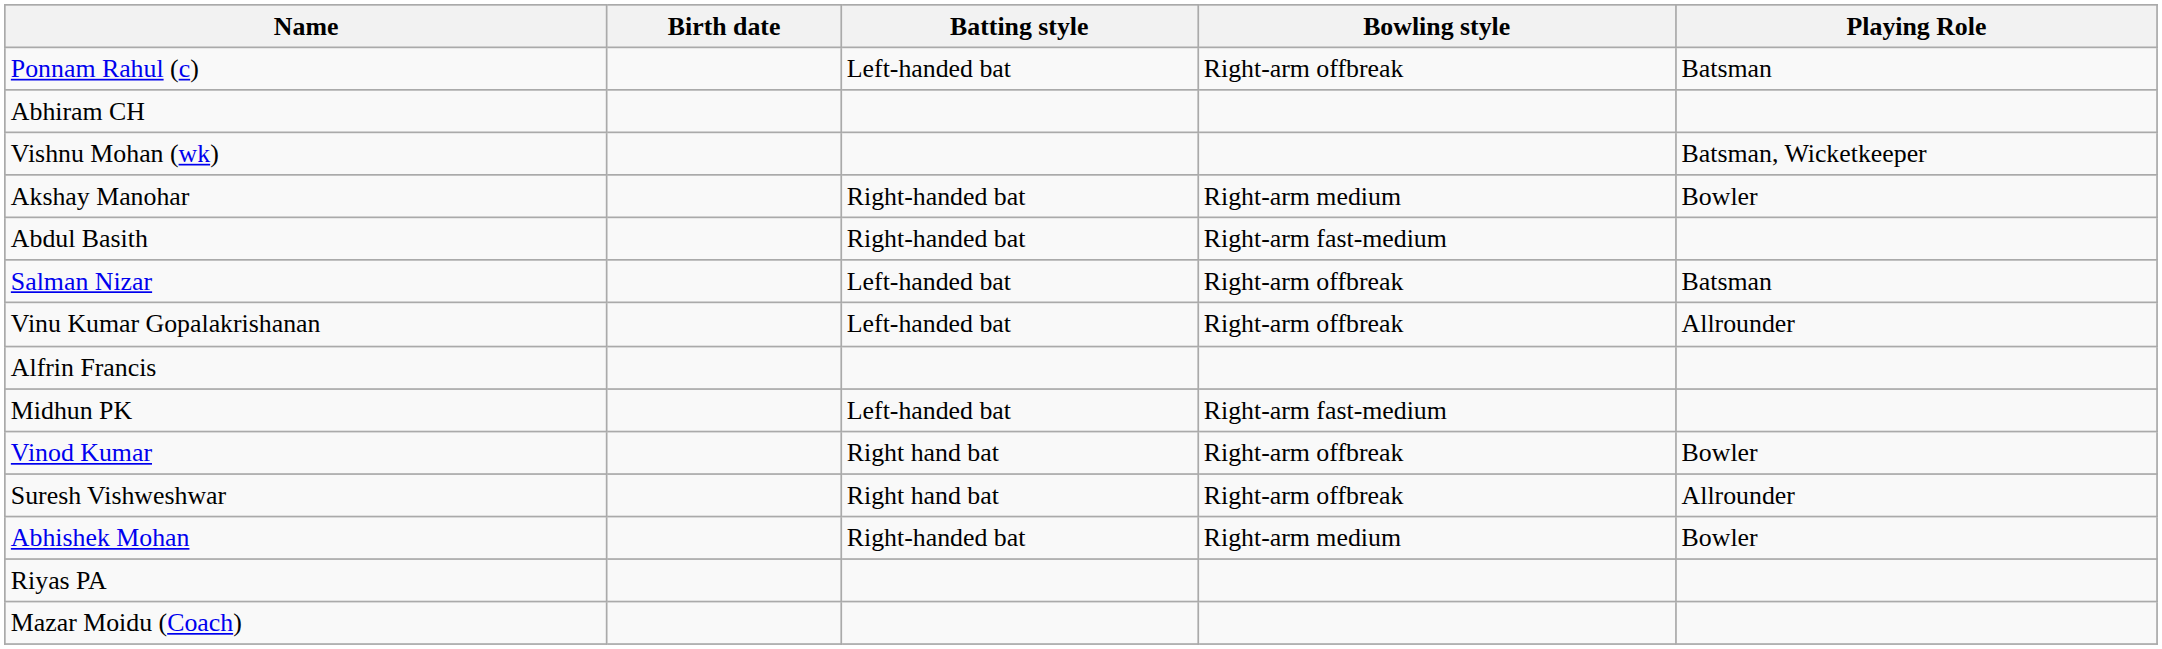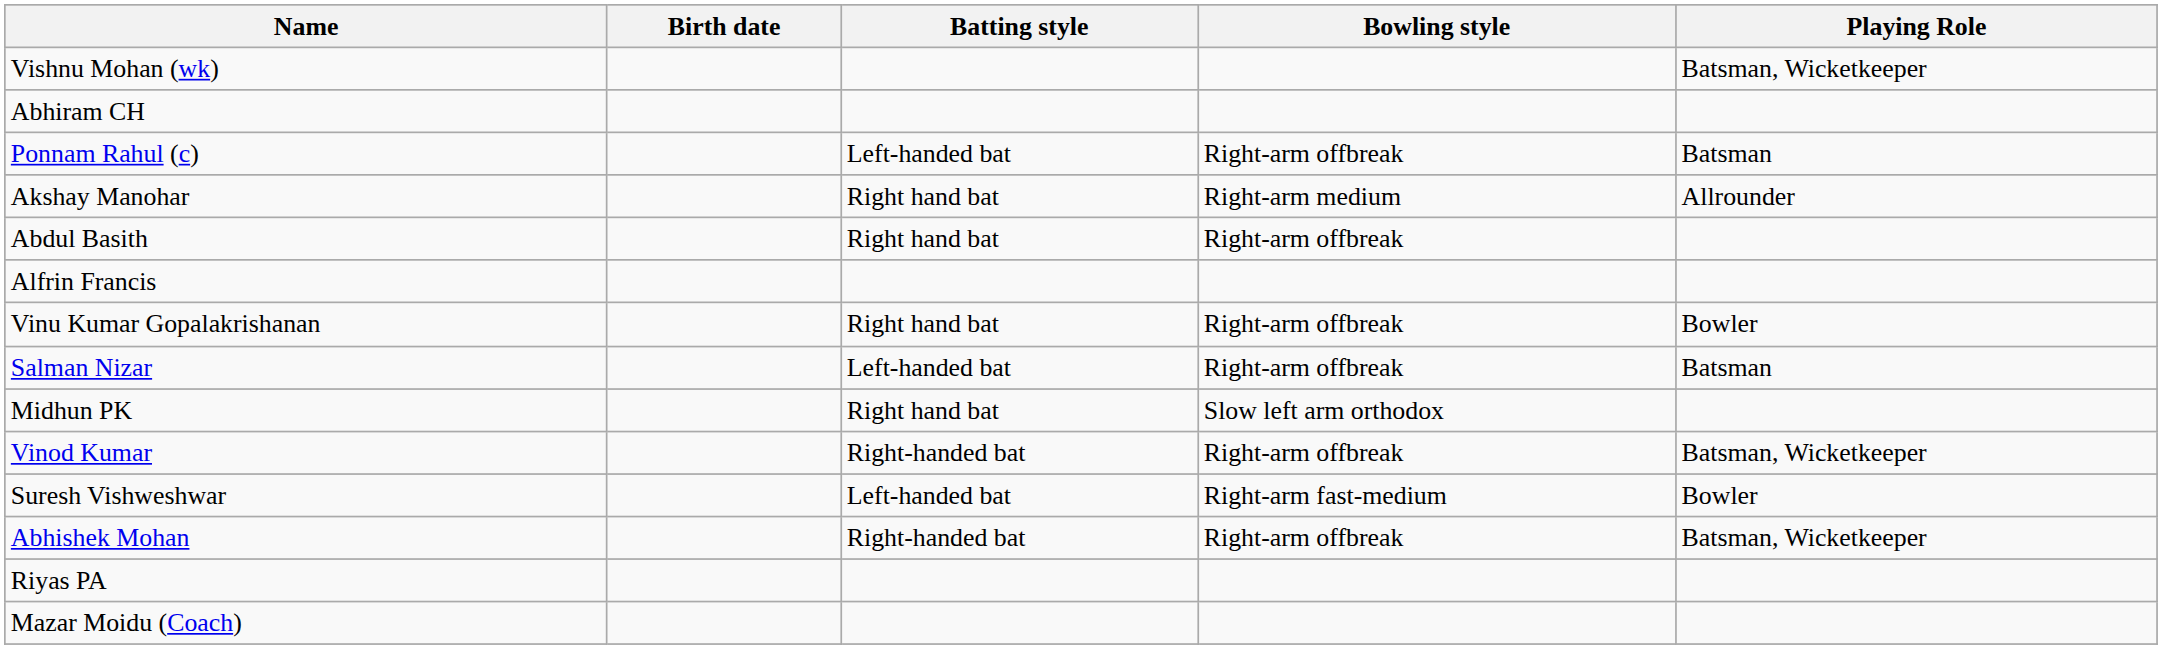rows swapped: (105, 68) <-> (115, 153)
(936, 196) Right-handed bat -> (923, 196) Right hand bat
(1720, 196) Bowler -> (1738, 196) Allrounder
(936, 239) Right-handed bat -> (923, 239) Right hand bat
(1325, 239) Right-arm fast-medium -> (1304, 239) Right-arm offbreak
rows swapped: (81, 281) <-> (84, 366)
(929, 324) Left-handed bat -> (923, 324) Right hand bat
(1738, 324) Allrounder -> (1720, 324) Bowler
(929, 409) Left-handed bat -> (923, 409) Right hand bat
(1325, 409) Right-arm fast-medium -> (1324, 409) Slow left arm orthodox
(923, 452) Right hand bat -> (936, 452) Right-handed bat
(1720, 452) Bowler -> (1804, 452) Batsman, Wicketkeeper
(923, 494) Right hand bat -> (929, 494) Left-handed bat
(1304, 494) Right-arm offbreak -> (1325, 494) Right-arm fast-medium
(1738, 494) Allrounder -> (1720, 494) Bowler
(1302, 537) Right-arm medium -> (1304, 537) Right-arm offbreak
(1720, 537) Bowler -> (1804, 537) Batsman, Wicketkeeper
